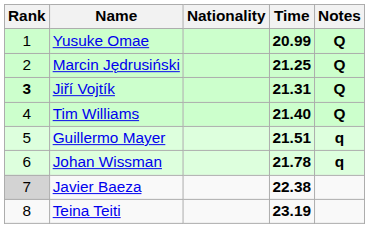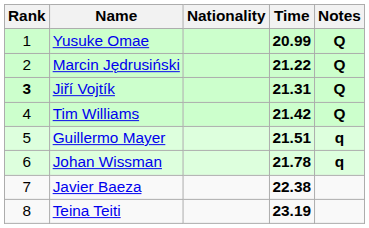(292, 65) 21.25 -> (292, 65) 21.22
(292, 114) 21.40 -> (292, 114) 21.42
(27, 187) lightgrey background -> (27, 187) no background
